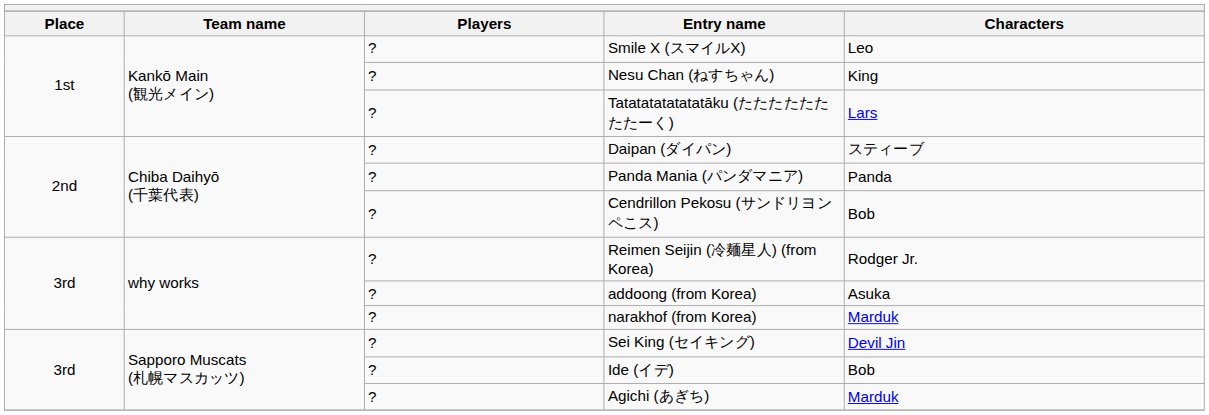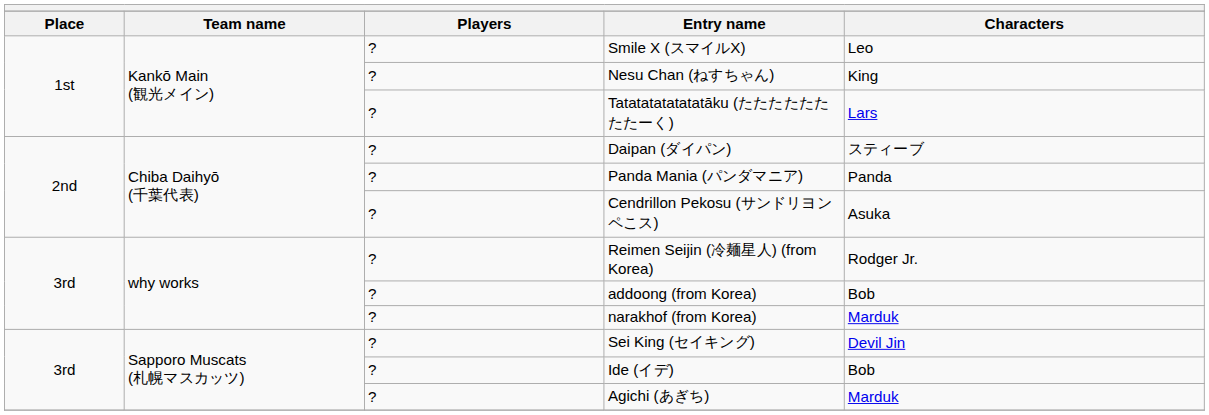(861, 213) Bob -> (869, 213) Asuka
(869, 293) Asuka -> (861, 293) Bob
